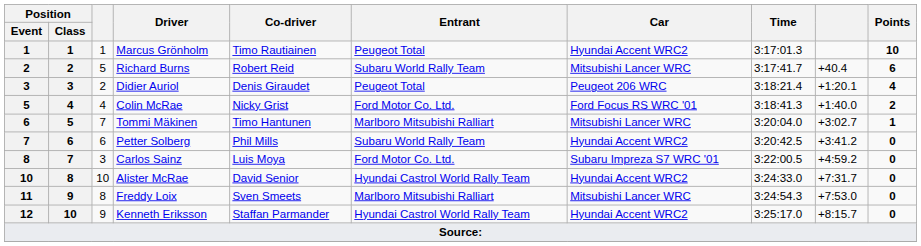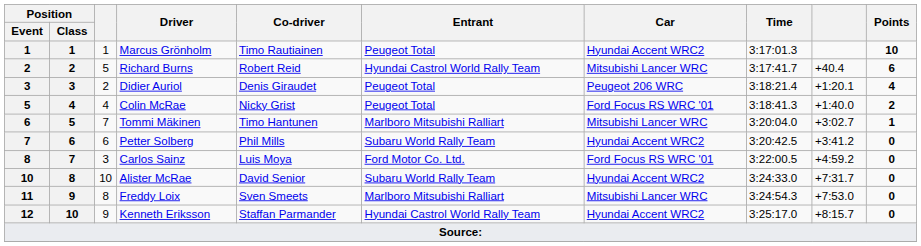(420, 68) Subaru World Rally Team -> (452, 68) Hyundai Castrol World Rally Team
(404, 104) Ford Motor Co. Ltd. -> (400, 104) Peugeot Total
(644, 159) Subaru Impreza S7 WRC '01 -> (650, 159) Ford Focus RS WRC '01
(442, 177) Hyundai Castrol World Rally Team -> (430, 177) Subaru World Rally Team
